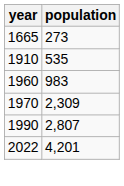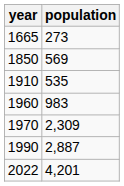+ row: (23, 59)
(62, 125) 2,807 -> (62, 147) 2,887
